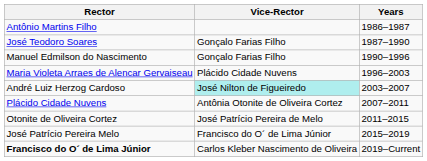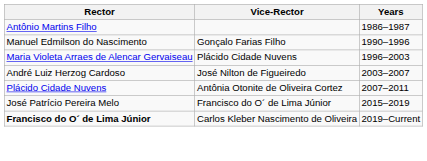- row: (52, 42)
(251, 88) paleturquoise background -> (251, 73) no background
- row: (62, 118)
